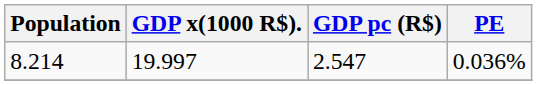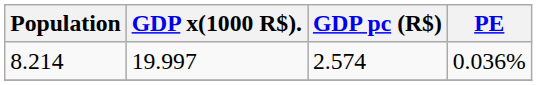(340, 60) 2.547 -> (340, 60) 2.574
